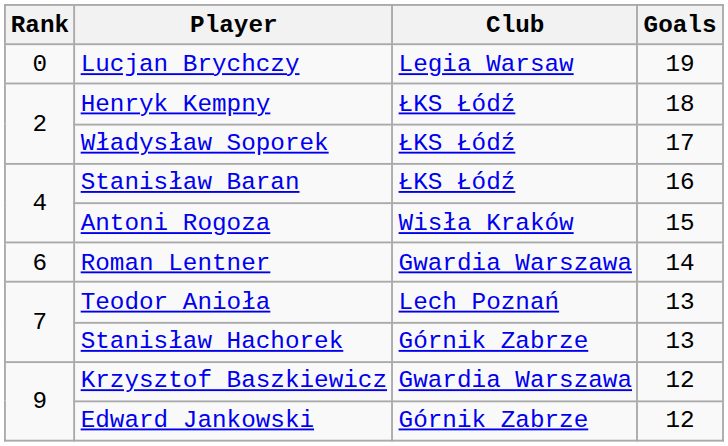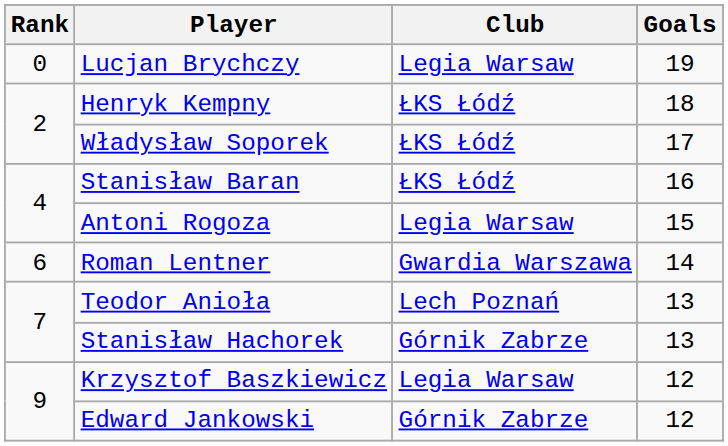(486, 223) Wisła Kraków -> (486, 223) Legia Warsaw
(515, 381) Gwardia Warszawa -> (486, 381) Legia Warsaw
